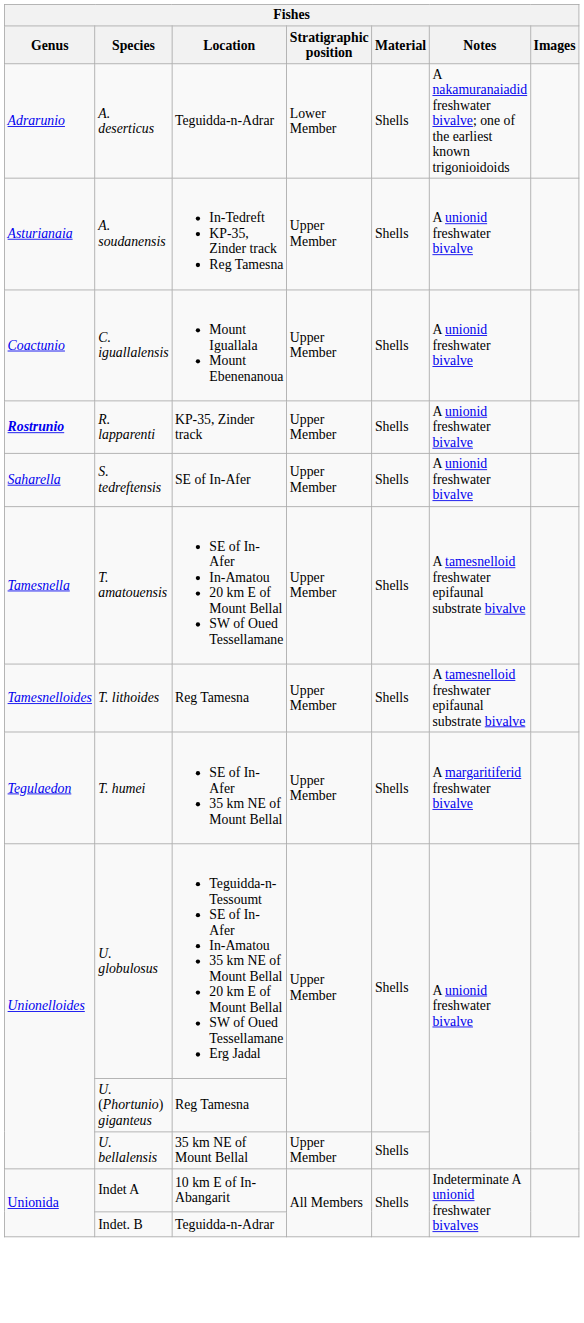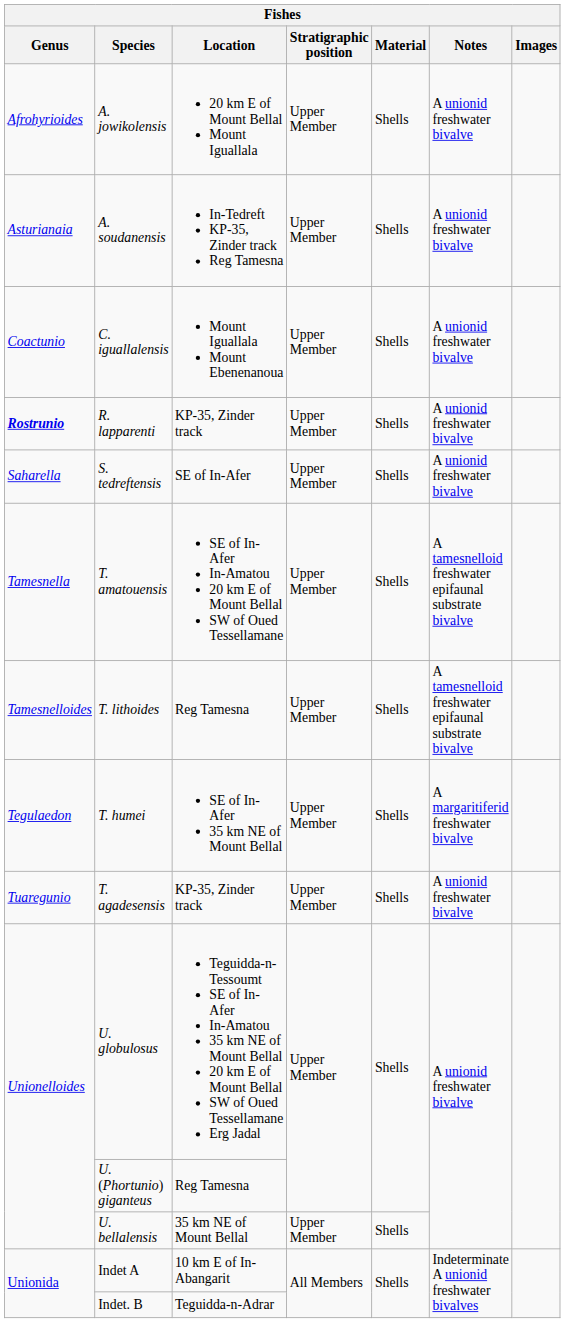- row: (126, 120)
+ row: (132, 119)
+ row: (132, 897)
